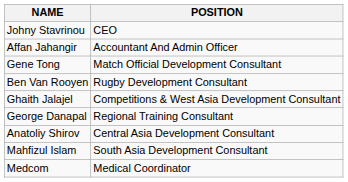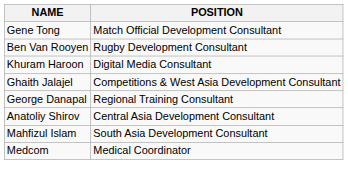- row: (46, 30)
- row: (42, 47)
+ row: (45, 64)
